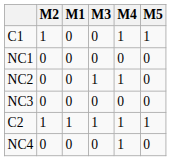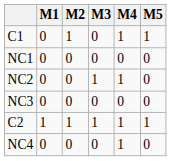columns swapped: (75, 15) <-> (49, 15)
